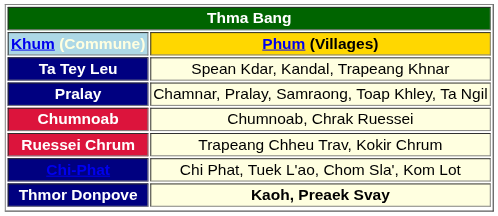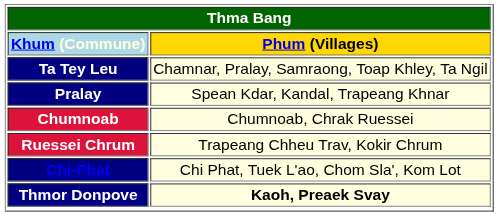(320, 69) Spean Kdar, Kandal, Trapeang Khnar -> (320, 69) Chamnar, Pralay, Samraong, Toap Khley, Ta Ngil
(320, 94) Chamnar, Pralay, Samraong, Toap Khley, Ta Ngil -> (320, 94) Spean Kdar, Kandal, Trapeang Khnar
